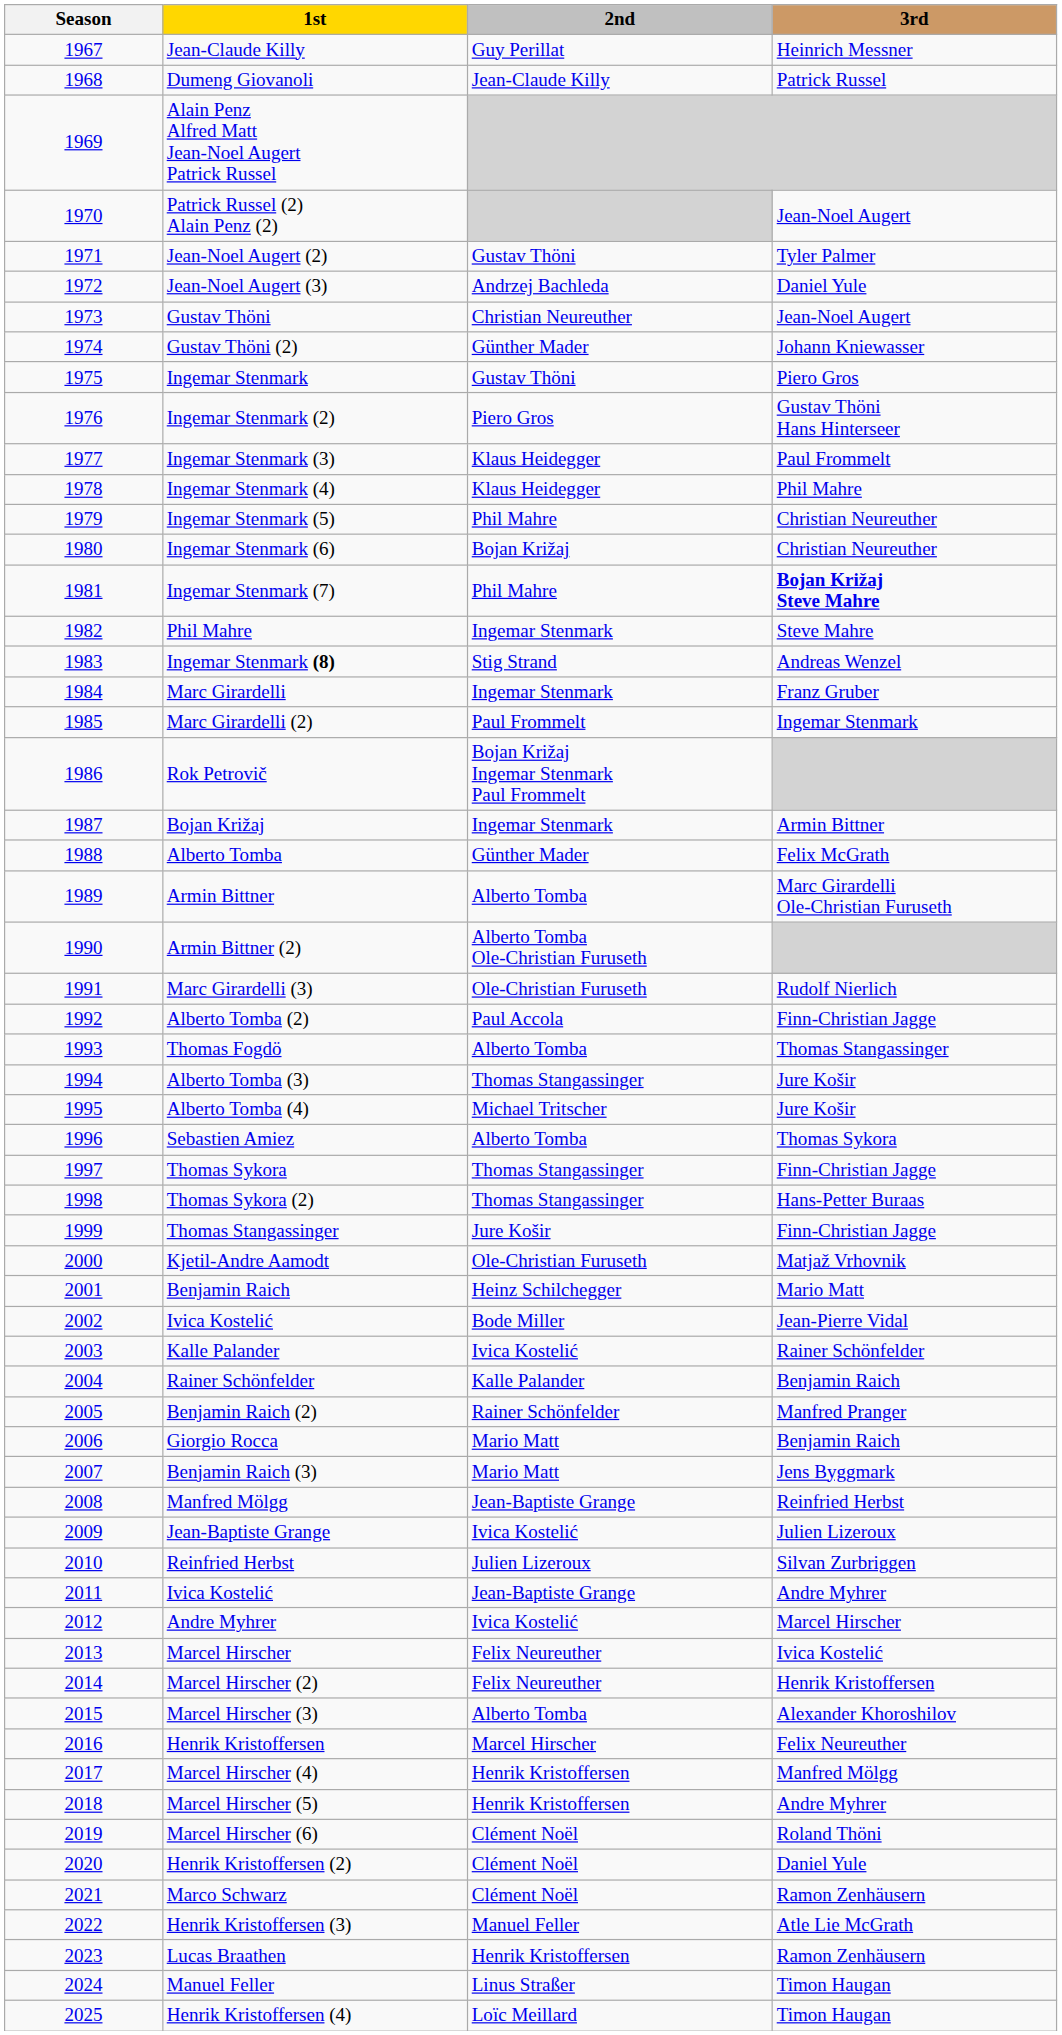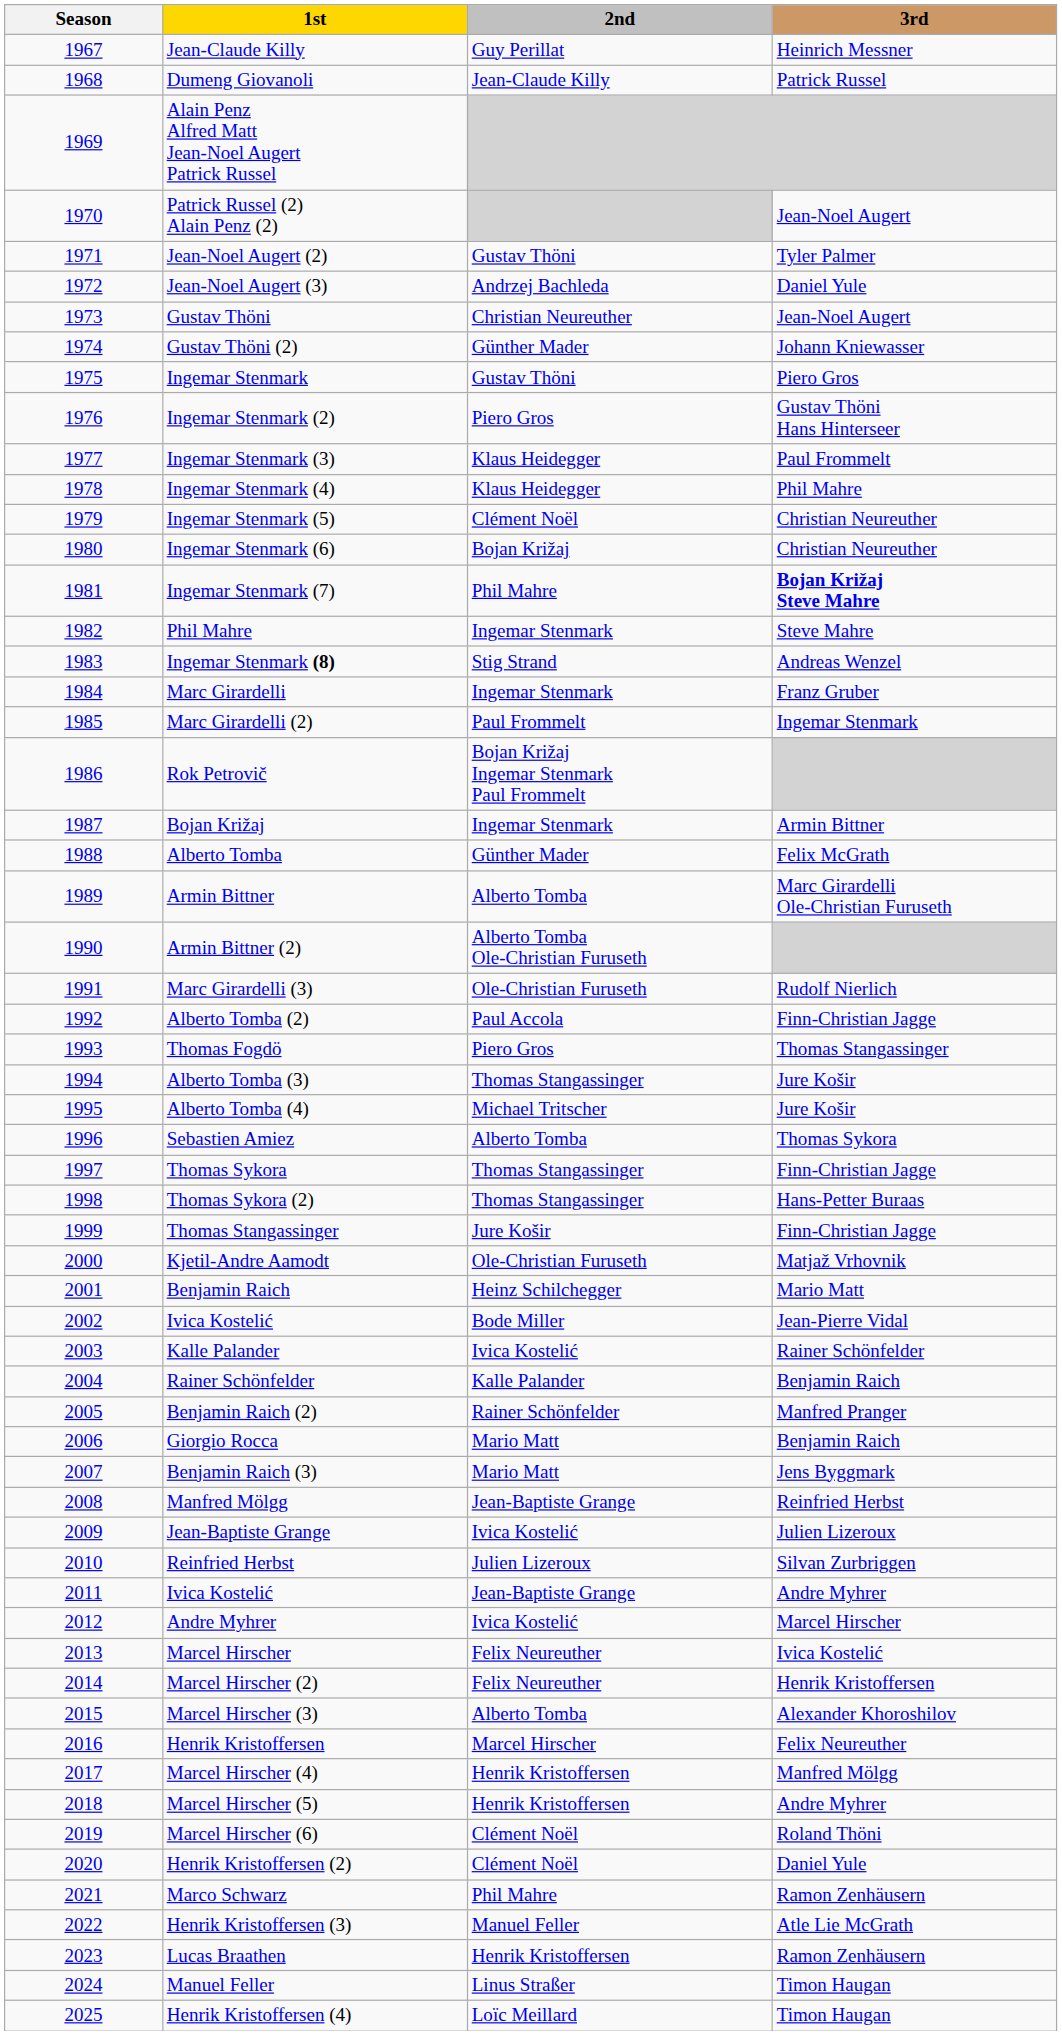(514, 519) Phil Mahre -> (525, 519) Clément Noël
(529, 1049) Alberto Tomba -> (513, 1049) Piero Gros
(525, 1894) Clément Noël -> (514, 1894) Phil Mahre
